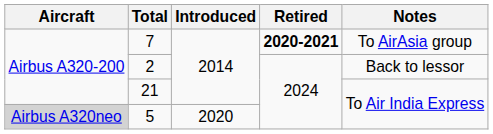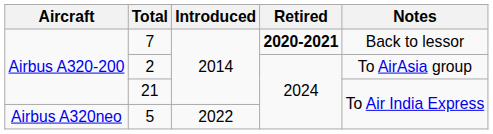(415, 41) To AirAsia group -> (415, 41) Back to lessor
(415, 66) Back to lessor -> (415, 66) To AirAsia group
(66, 116) lightgrey background -> (66, 116) no background
(216, 116) 2020 -> (216, 116) 2022
